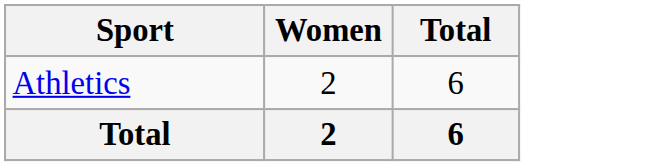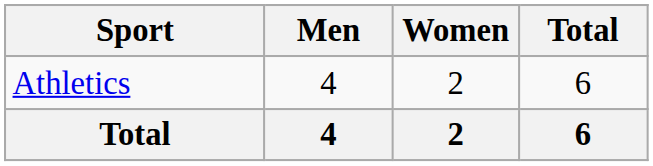+ column: (328, 30)
